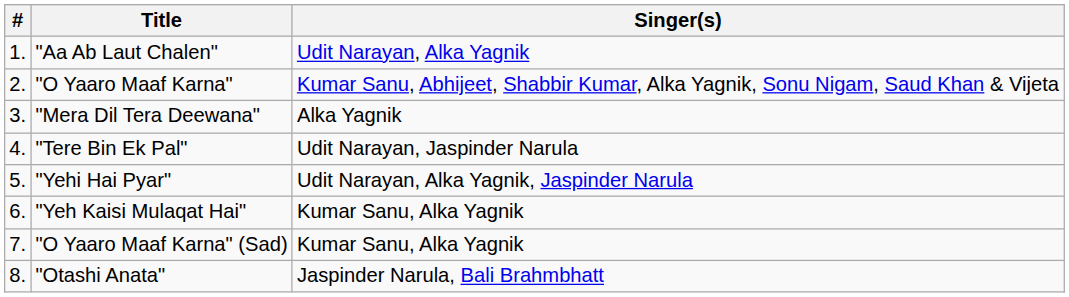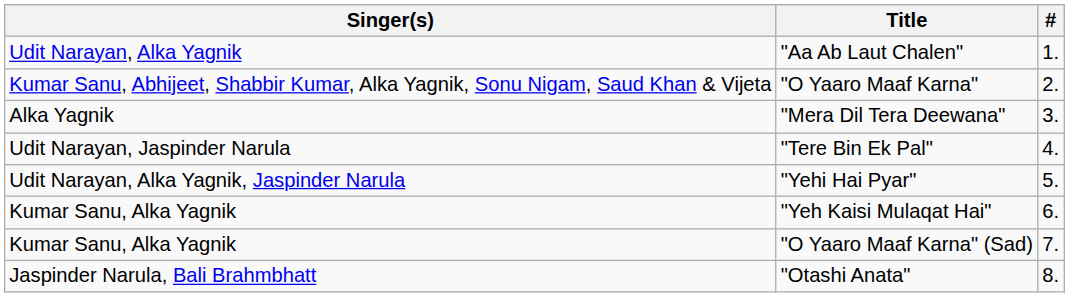columns swapped: (18, 20) <-> (678, 20)
